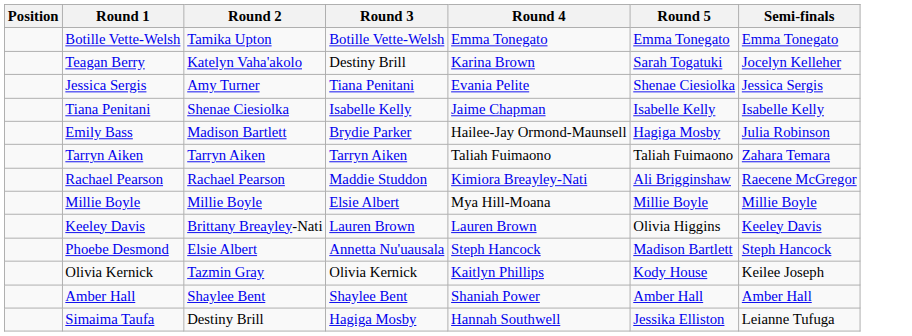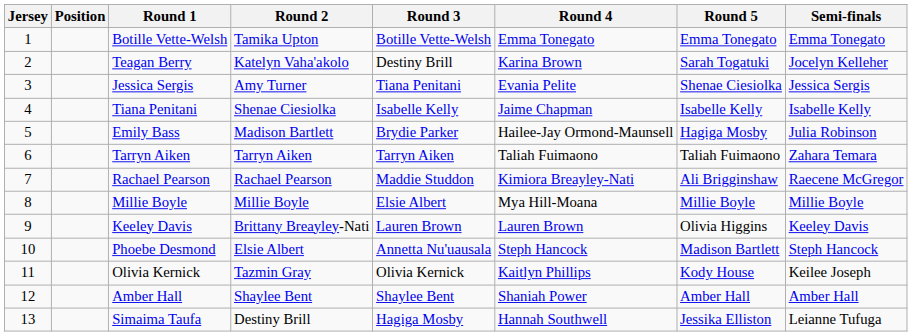+ column: (28, 16)
